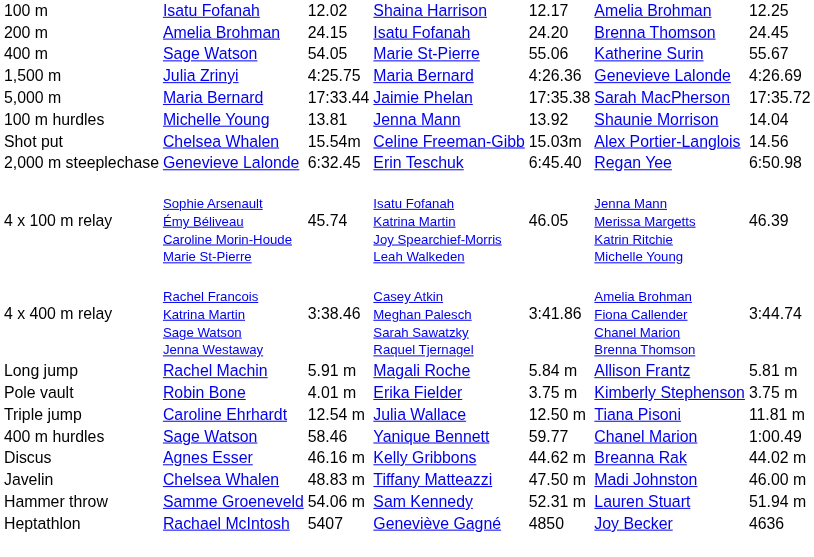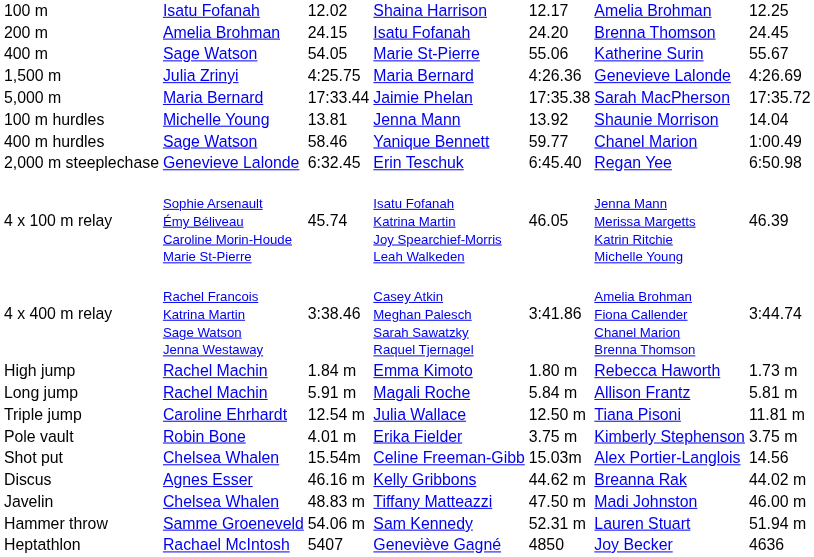rows swapped: (54, 436) <-> (33, 141)
+ row: (40, 371)
rows swapped: (43, 414) <-> (39, 393)
